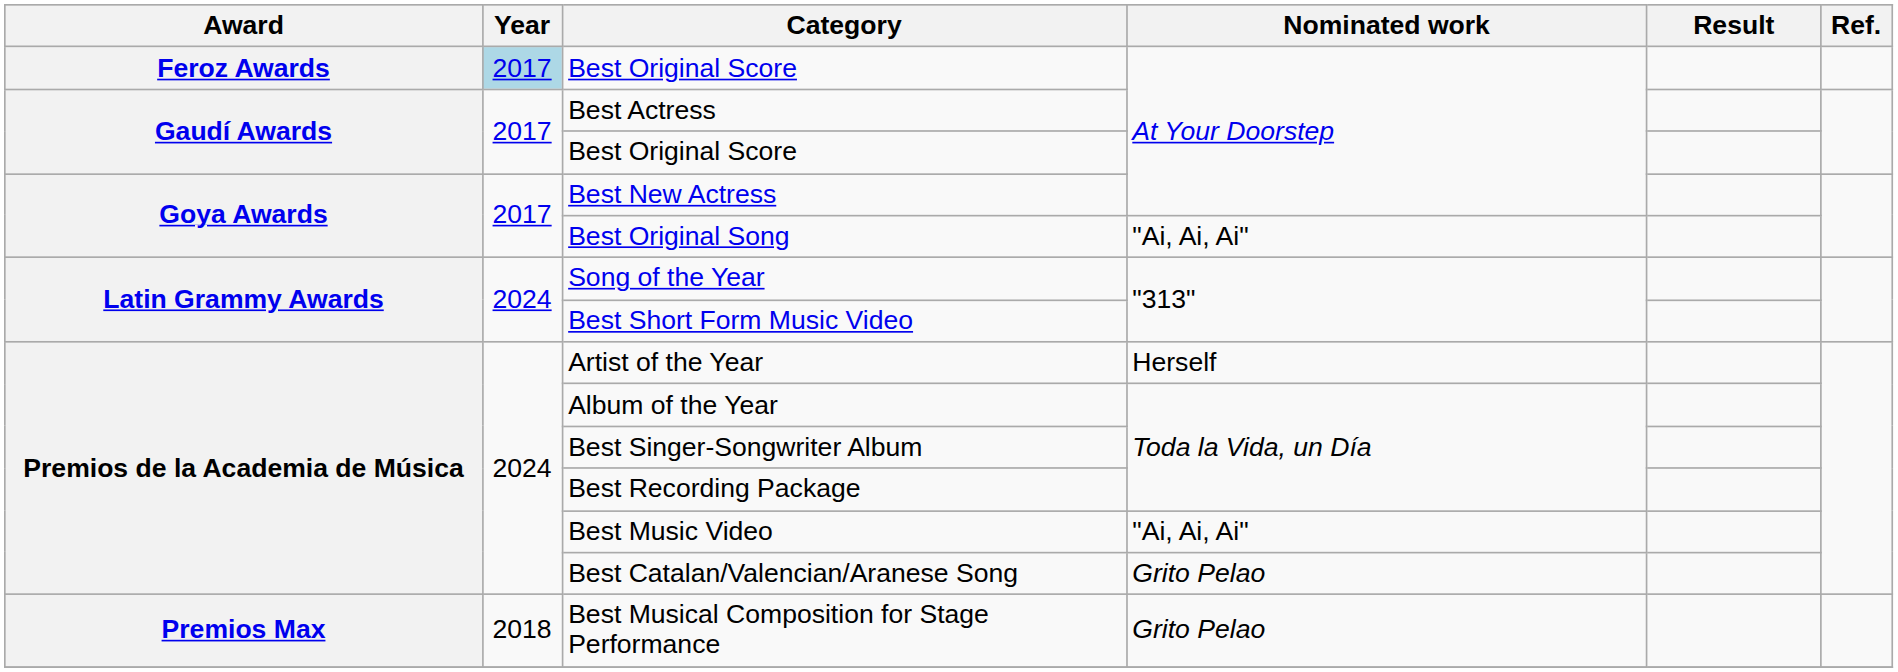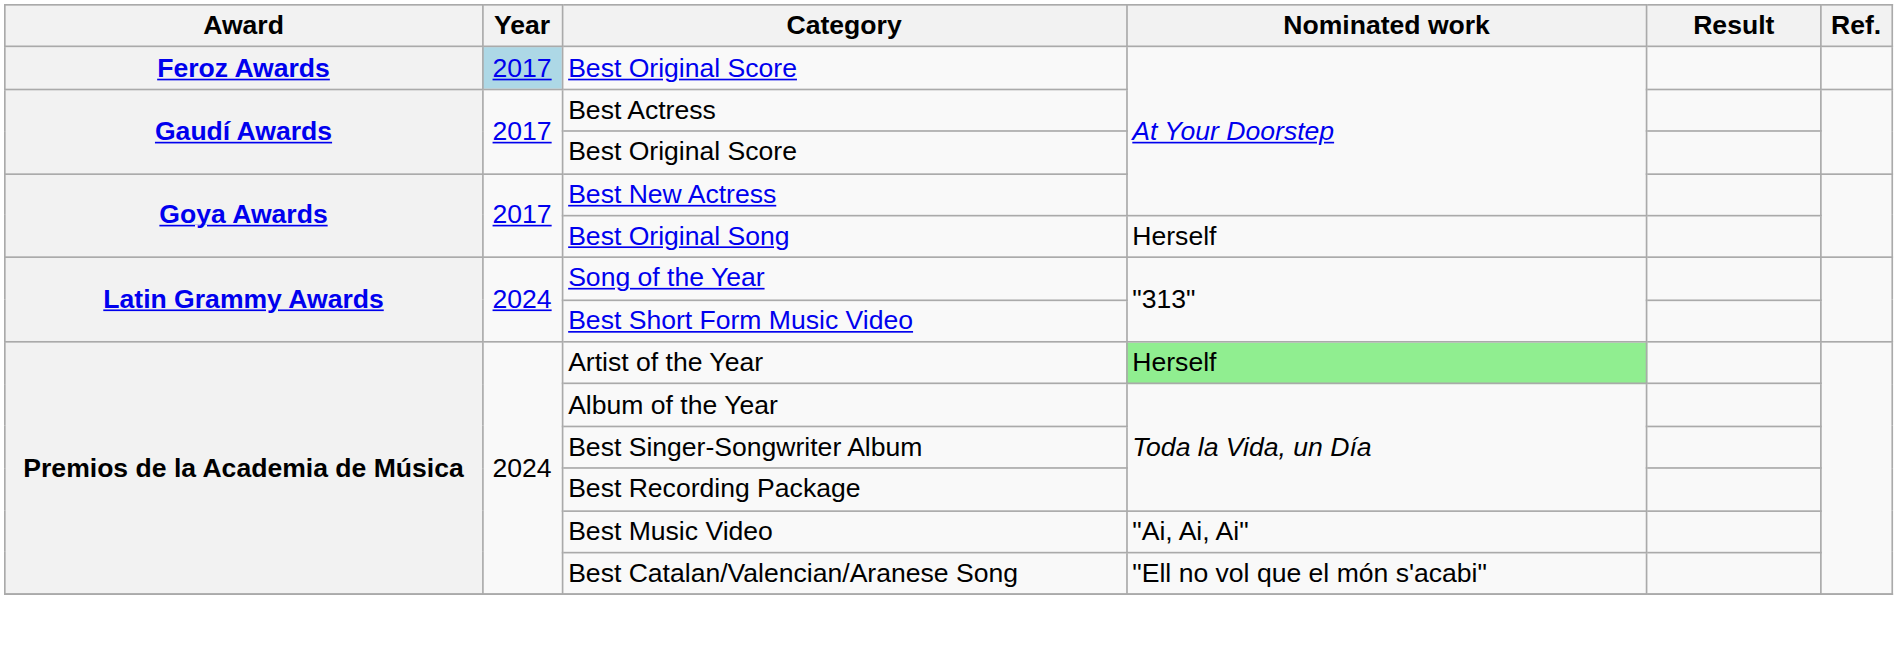(1190, 236) "Ai, Ai, Ai" -> (1174, 236) Herself
(1174, 362) no background -> (1174, 362) lightgreen background
(1199, 573) Grito Pelao -> (1310, 573) "Ell no vol que el món s'acabi"
- row: (244, 630)
